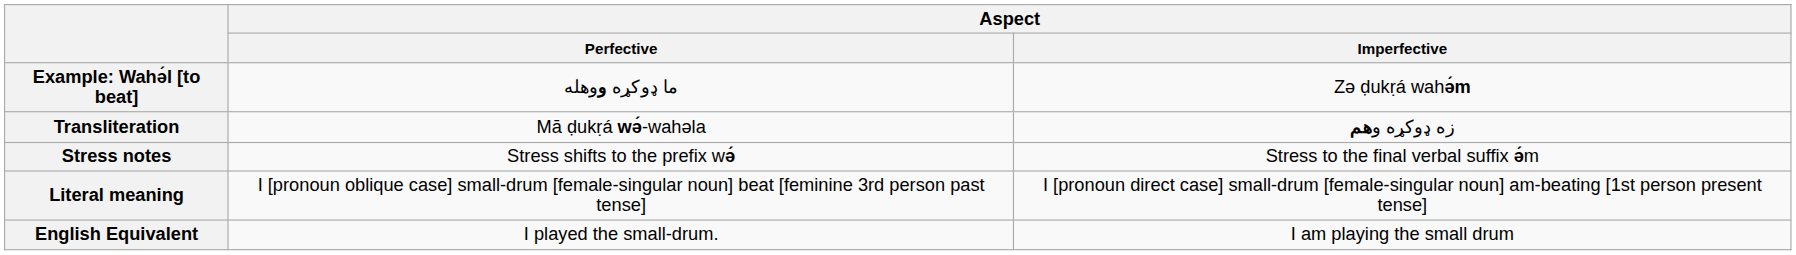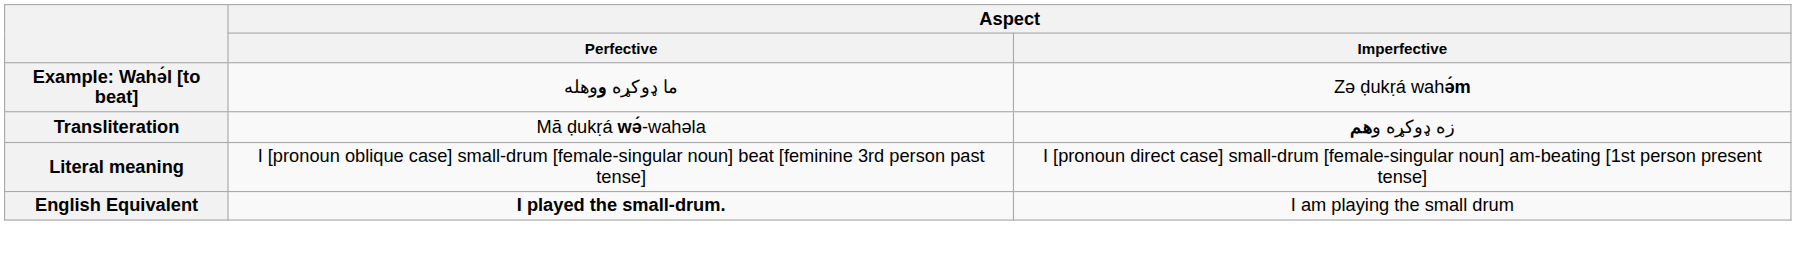- row: (117, 156)
(621, 234) normal -> (621, 205) bold
